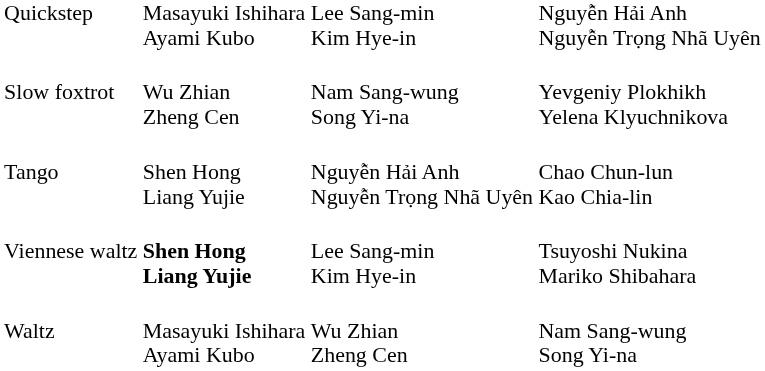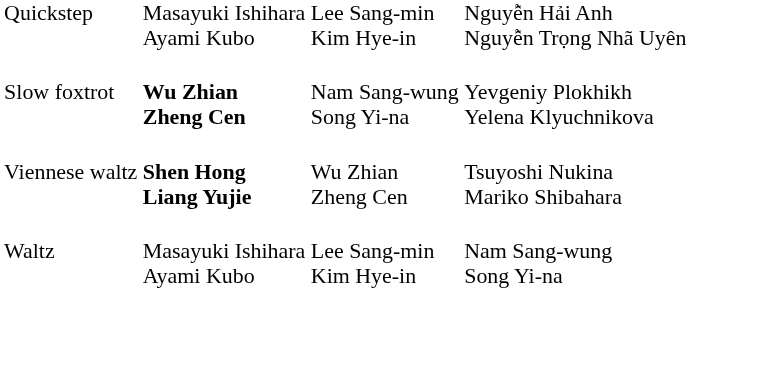(191, 104) normal -> (194, 104) bold
- row: (31, 171)
(373, 263) Lee Sang-min Kim Hye-in -> (359, 184) Wu Zhian Zheng Cen
(359, 343) Wu Zhian Zheng Cen -> (373, 263) Lee Sang-min Kim Hye-in
